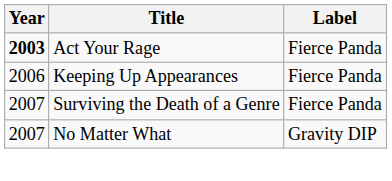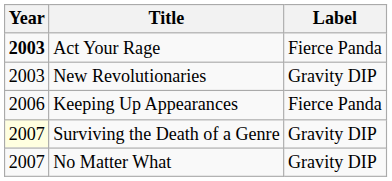+ row: (130, 76)
(27, 104) no background -> (27, 133) lightyellow background
(335, 104) Fierce Panda -> (332, 133) Gravity DIP
